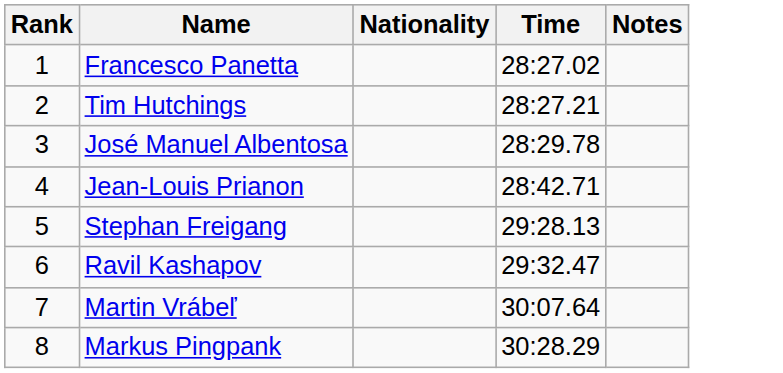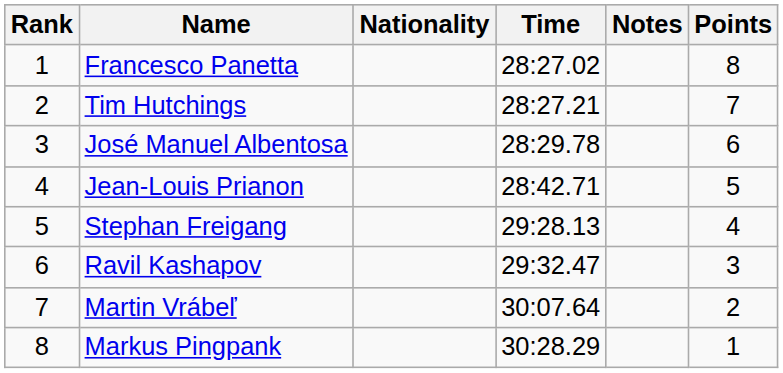+ column: (733, 24)
